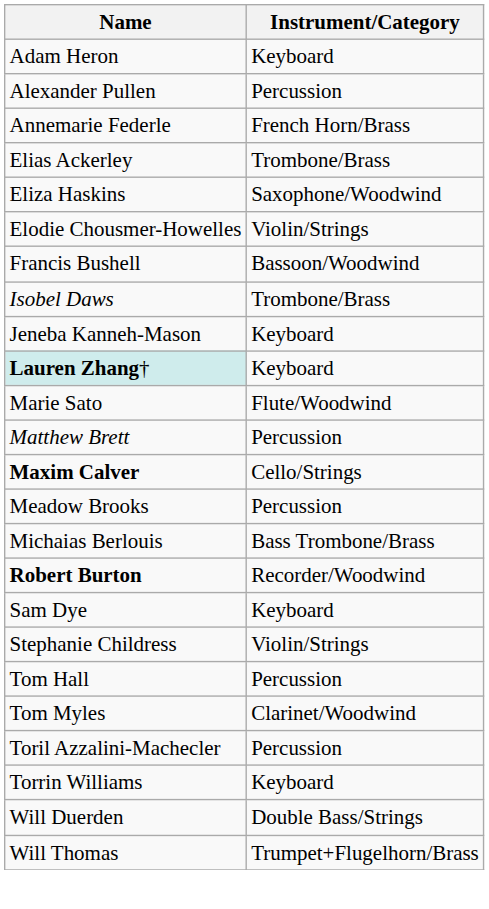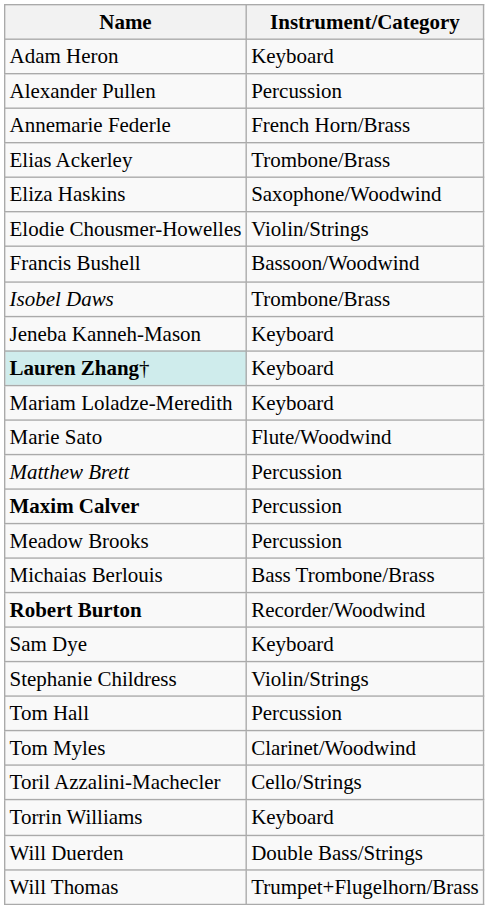+ row: (121, 402)
(306, 471) Cello/Strings -> (297, 506) Percussion
(297, 748) Percussion -> (306, 782) Cello/Strings
